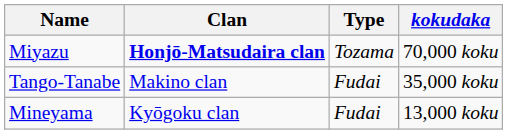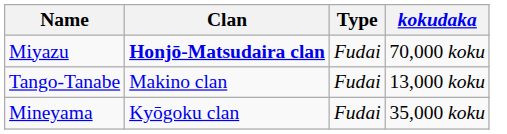(364, 50) Tozama -> (357, 50) Fudai
(451, 81) 35,000 koku -> (437, 81) 13,000 koku
(451, 112) 13,000 koku -> (437, 112) 35,000 koku
